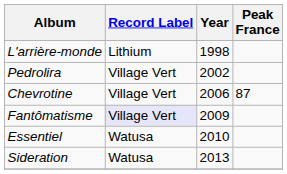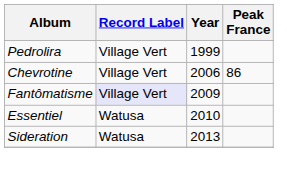- row: (55, 51)
(214, 72) 2002 -> (205, 51) 1999
(243, 94) 87 -> (234, 72) 86
